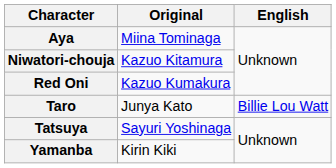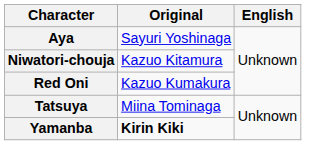(171, 38) Miina Tominaga -> (176, 38) Sayuri Yoshinaga
- row: (61, 106)
(176, 128) Sayuri Yoshinaga -> (171, 106) Miina Tominaga
(149, 151) normal -> (152, 128) bold
